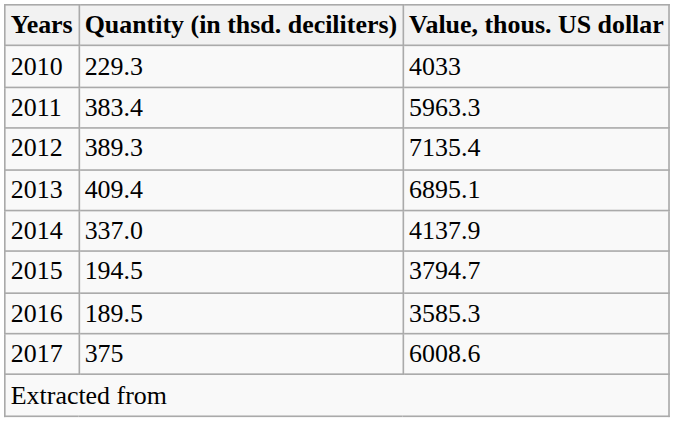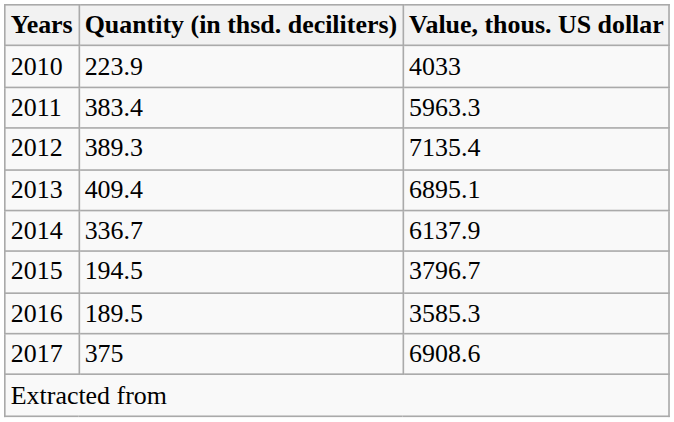(114, 66) 229.3 -> (114, 66) 223.9
(114, 230) 337.0 -> (114, 230) 336.7
(445, 230) 4137.9 -> (445, 230) 6137.9
(445, 271) 3794.7 -> (445, 271) 3796.7
(445, 353) 6008.6 -> (445, 353) 6908.6
